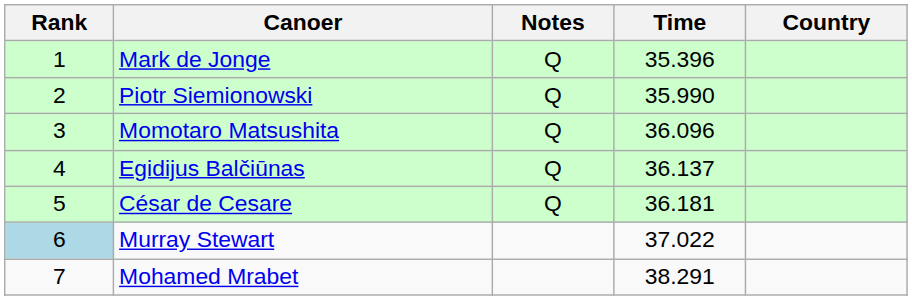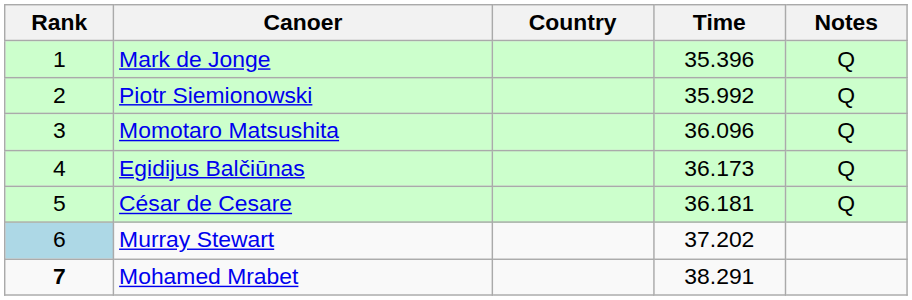columns swapped: (826, 22) <-> (553, 22)
(680, 95) 35.990 -> (719, 95) 35.992
(680, 167) 36.137 -> (719, 167) 36.173
(680, 240) 37.022 -> (719, 240) 37.202
(59, 276) normal -> (59, 276) bold
